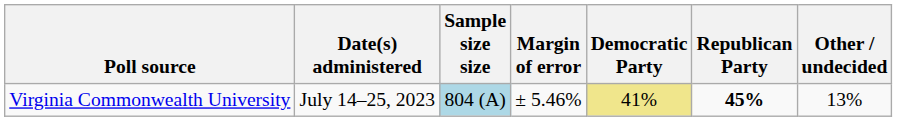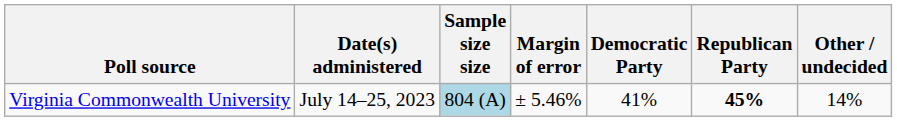(639, 99) khaki background -> (639, 99) no background
(844, 99) 13% -> (844, 99) 14%
